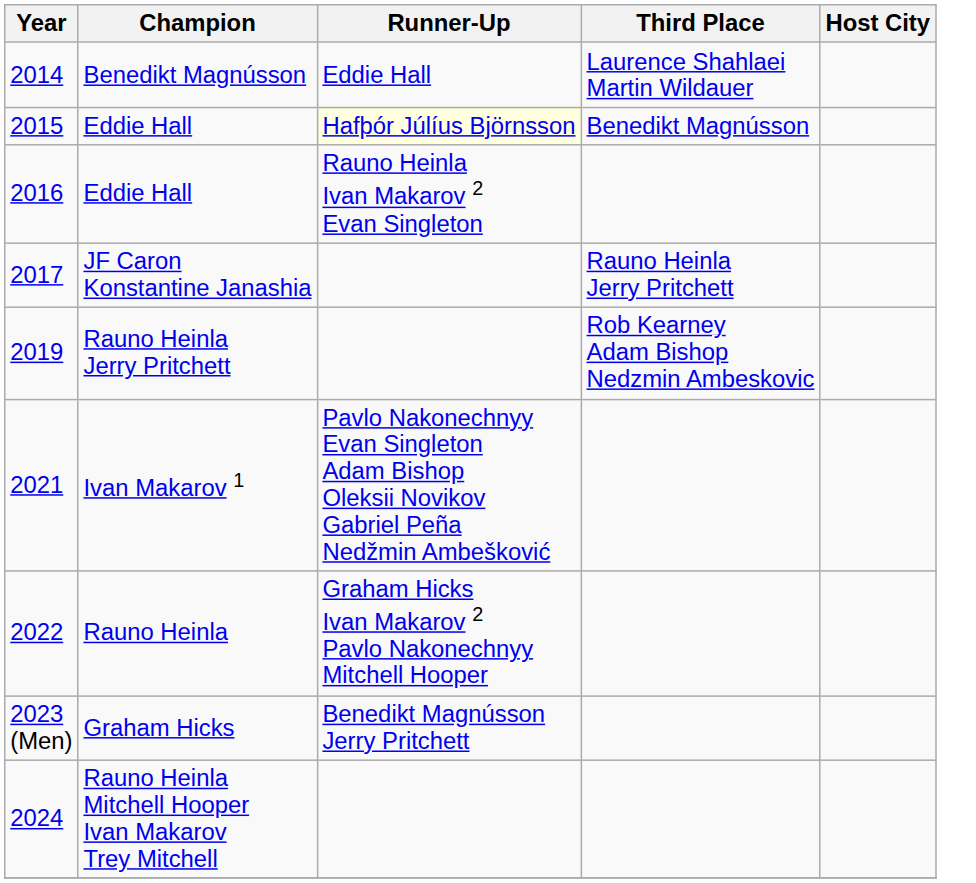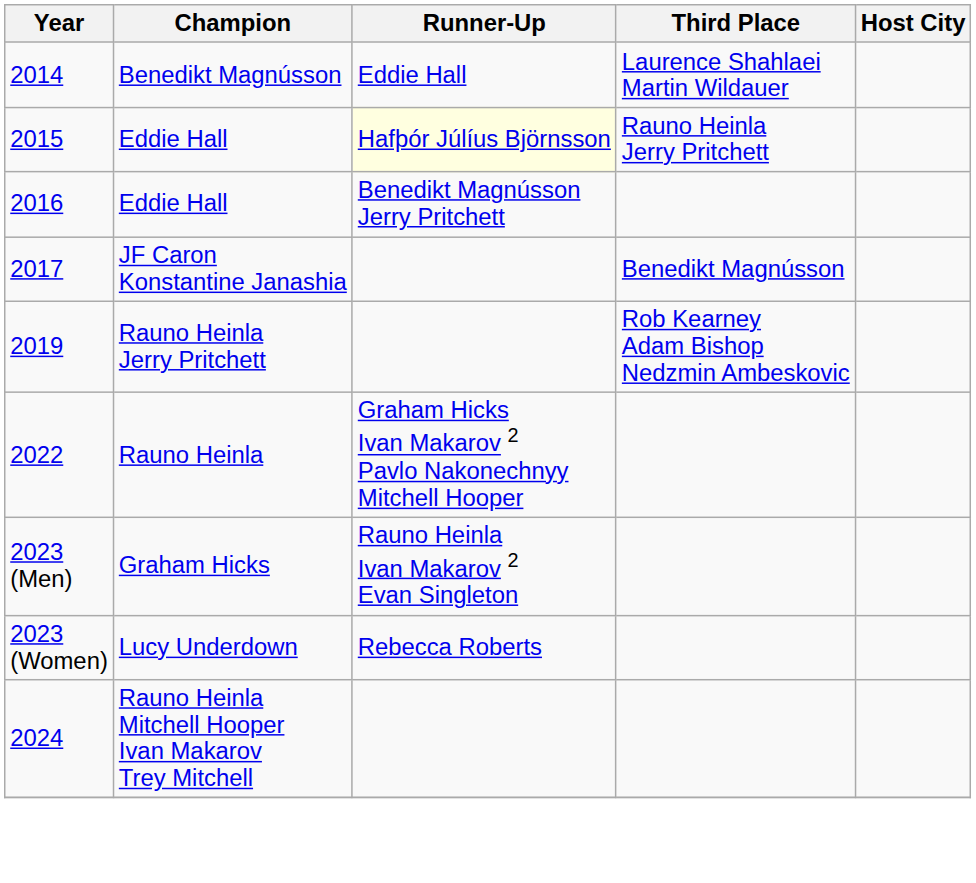(698, 125) Benedikt Magnússon -> (695, 139) Rauno Heinla Jerry Pritchett
(403, 193) Rauno Heinla Ivan Makarov 2 Evan Singleton -> (469, 203) Benedikt Magnússon Jerry Pritchett
(660, 274) Rauno Heinla Jerry Pritchett -> (733, 268) Benedikt Magnússon
- row: (37, 484)
(434, 727) Benedikt Magnússon Jerry Pritchett -> (438, 565) Rauno Heinla Ivan Makarov 2 Evan Singleton
+ row: (59, 647)
